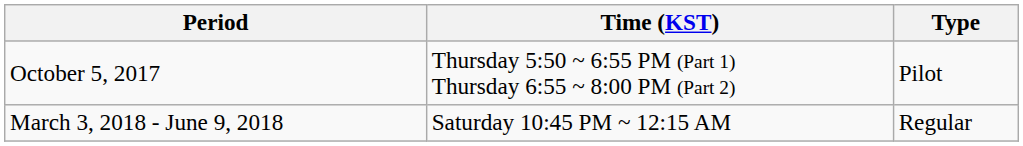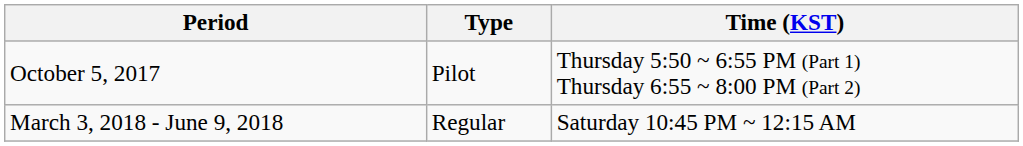columns swapped: (660, 22) <-> (956, 22)
